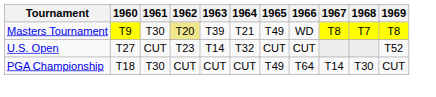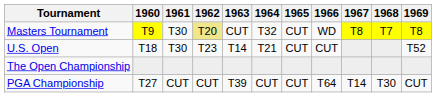(215, 31) T39 -> (237, 31) CUT
(245, 31) T21 -> (267, 31) T32
(274, 31) T49 -> (297, 31) CUT
(125, 48) T27 -> (148, 48) T18
(155, 48) CUT -> (178, 48) T30
(245, 48) T32 -> (267, 48) T21
+ row: (69, 66)
(125, 66) T18 -> (148, 84) T27
(155, 66) T30 -> (178, 84) CUT
(215, 66) CUT -> (237, 84) T39
(274, 66) T49 -> (297, 84) CUT
